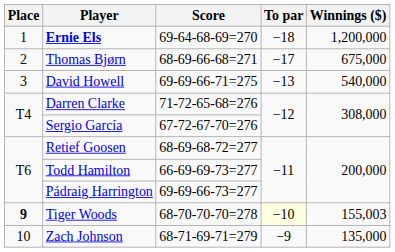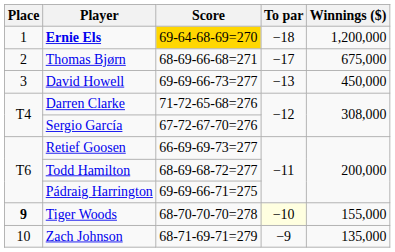(208, 37) no background -> (208, 37) gold background
(208, 81) 69-69-66-71=275 -> (208, 81) 69-69-66-73=277
(364, 81) 540,000 -> (364, 81) 450,000
(208, 147) 68-69-68-72=277 -> (208, 147) 66-69-69-73=277
(208, 170) 66-69-69-73=277 -> (208, 170) 68-69-68-72=277
(208, 192) 69-69-66-73=277 -> (208, 192) 69-69-66-71=275
(364, 214) 155,003 -> (364, 214) 155,000
